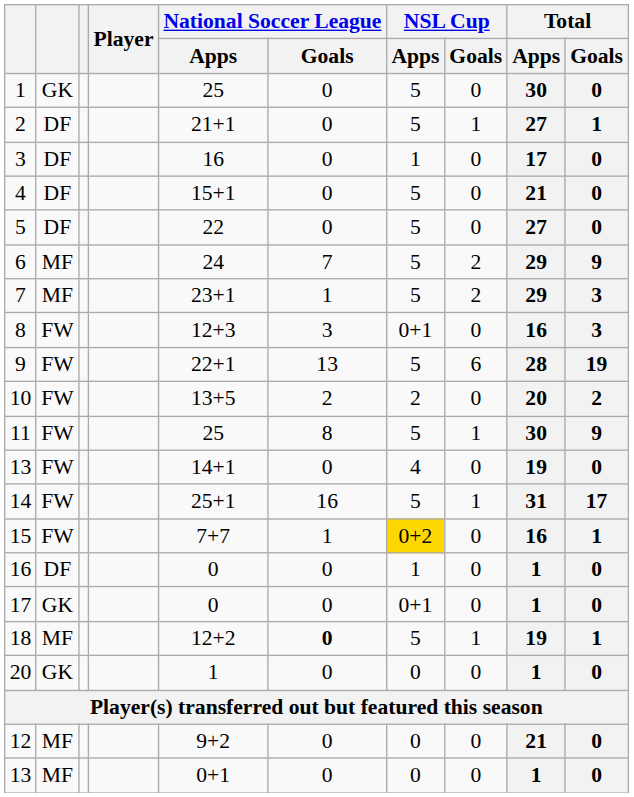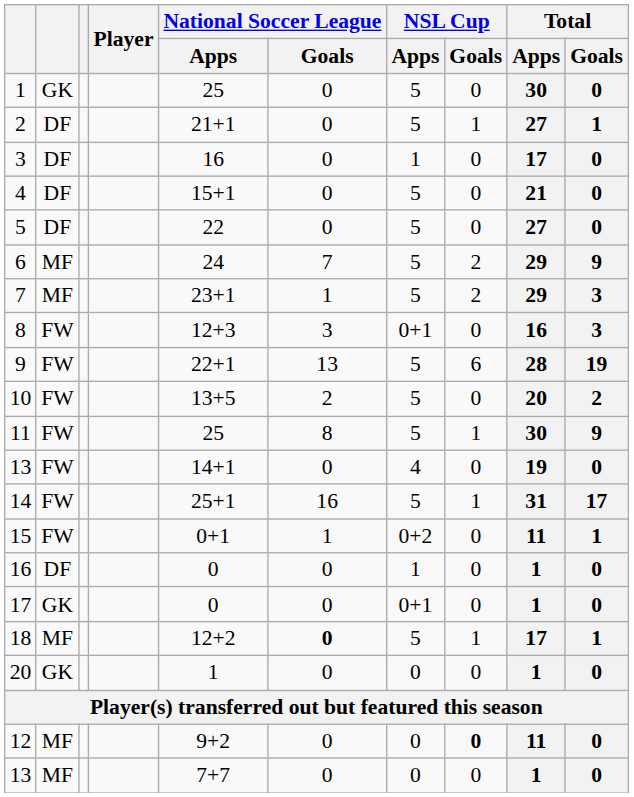(415, 398) 2 -> (415, 398) 5
(213, 535) 7+7 -> (213, 535) 0+1
(415, 535) gold background -> (415, 535) no background
(536, 535) 16 -> (536, 535) 11
(536, 638) 19 -> (536, 638) 17
(476, 741) normal -> (476, 741) bold
(536, 741) 21 -> (536, 741) 11
(213, 775) 0+1 -> (213, 775) 7+7
